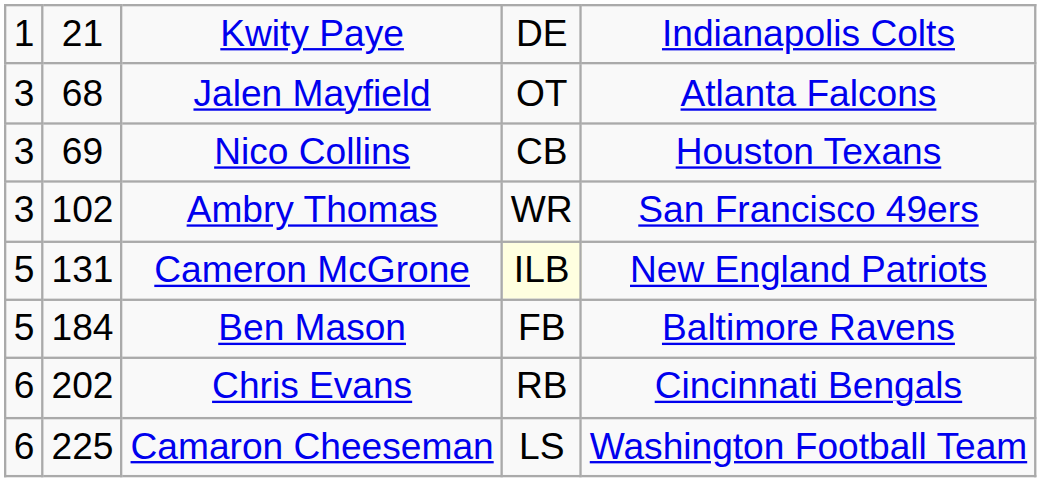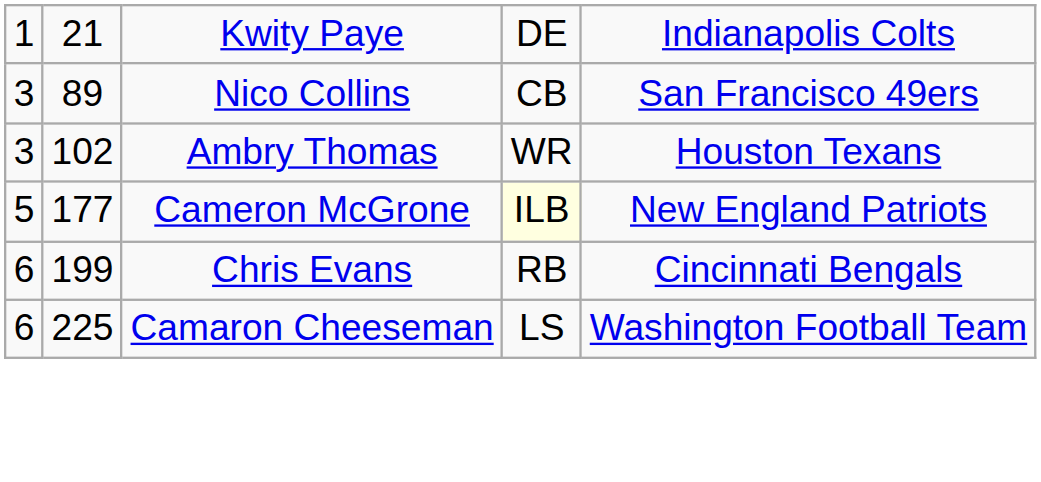- row: (312, 92)
(82, 151) 69 -> (82, 92) 89
(808, 151) Houston Texans -> (808, 92) San Francisco 49ers
(808, 210) San Francisco 49ers -> (808, 151) Houston Texans
(82, 269) 131 -> (82, 210) 177
- row: (312, 328)
(82, 387) 202 -> (82, 269) 199
